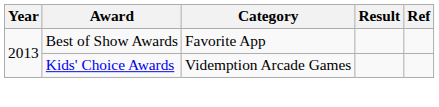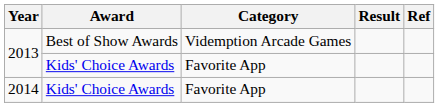(225, 41) Favorite App -> (268, 41) Videmption Arcade Games
(268, 65) Videmption Arcade Games -> (225, 65) Favorite App
+ row: (23, 89)
